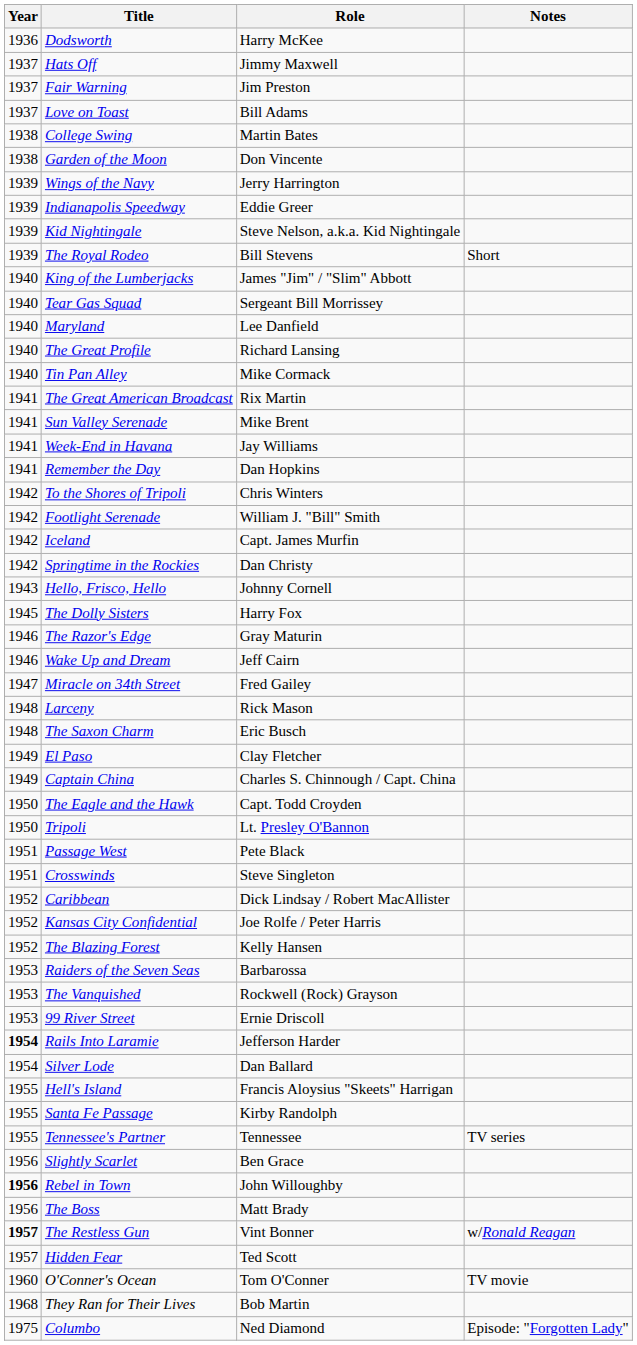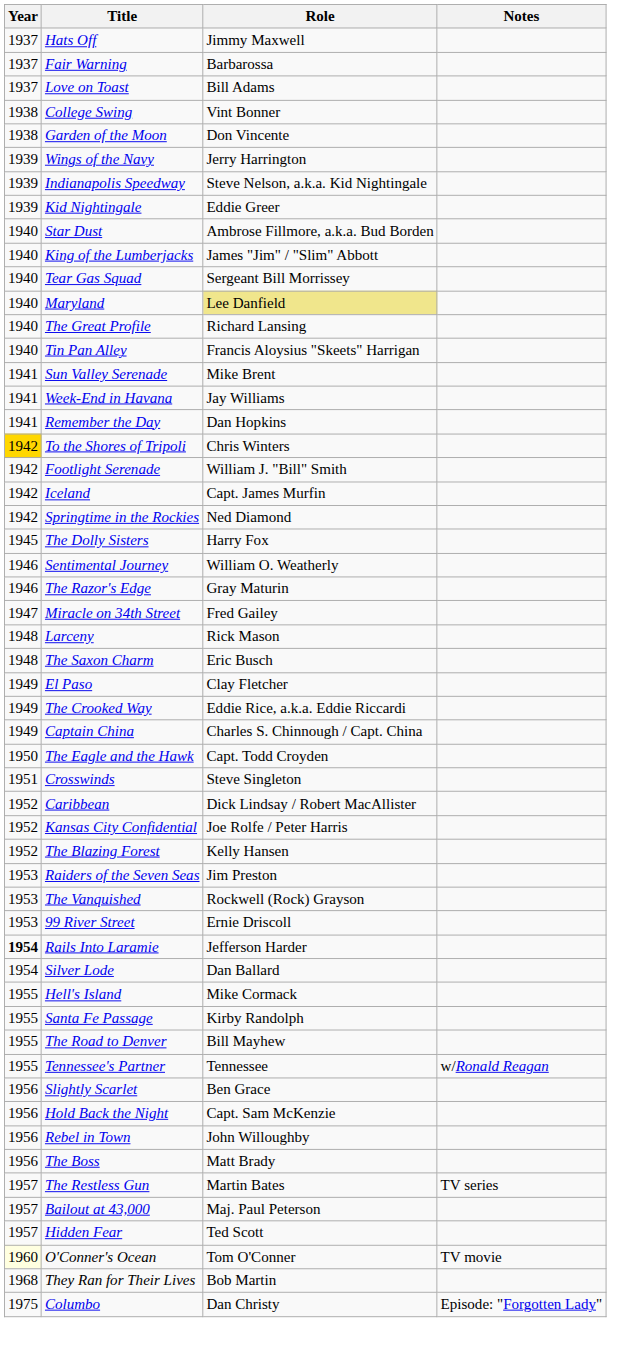- row: (78, 40)
(275, 87) Jim Preston -> (240, 64) Barbarossa
(279, 135) Martin Bates -> (243, 111) Vint Bonner
(276, 207) Eddie Greer -> (317, 183) Steve Nelson, a.k.a. Kid Nightingale
(350, 231) Steve Nelson, a.k.a. Kid Nightingale -> (243, 207) Eddie Greer
- row: (97, 254)
+ row: (74, 231)
(279, 326) no background -> (246, 302) khaki background
(285, 374) Mike Cormack -> (313, 350) Francis Aloysius "Skeets" Harrigan
- row: (139, 398)
(23, 493) no background -> (23, 445) gold background
(276, 565) Dan Christy -> (249, 517) Ned Diamond
- row: (106, 588)
+ row: (107, 565)
- row: (108, 660)
+ row: (98, 708)
- row: (65, 827)
- row: (86, 851)
(273, 970) Barbarossa -> (242, 875) Jim Preston
(346, 1089) Francis Aloysius "Skeets" Harrigan -> (252, 994) Mike Cormack
+ row: (106, 1042)
(496, 1137) TV series -> (495, 1065) w/Ronald Reagan
+ row: (107, 1113)
(23, 1185) bold -> (23, 1137) normal
(23, 1232) bold -> (23, 1185) normal
(277, 1232) Vint Bonner -> (245, 1185) Martin Bates
(521, 1232) w/Ronald Reagan -> (469, 1185) TV series
+ row: (97, 1209)
(23, 1280) no background -> (23, 1256) lightyellow background
(282, 1328) Ned Diamond -> (243, 1304) Dan Christy
